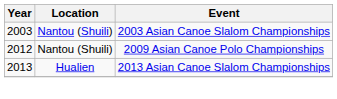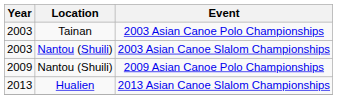+ row: (224, 31)
(20, 49) 2012 -> (20, 67) 2009
